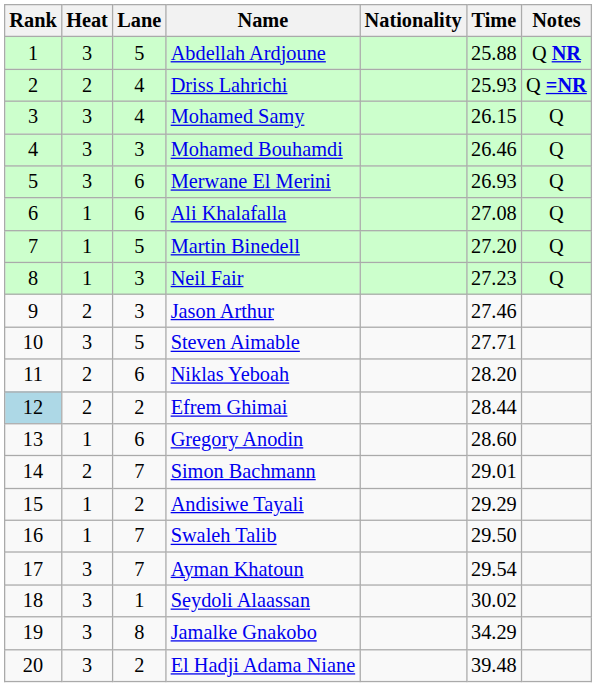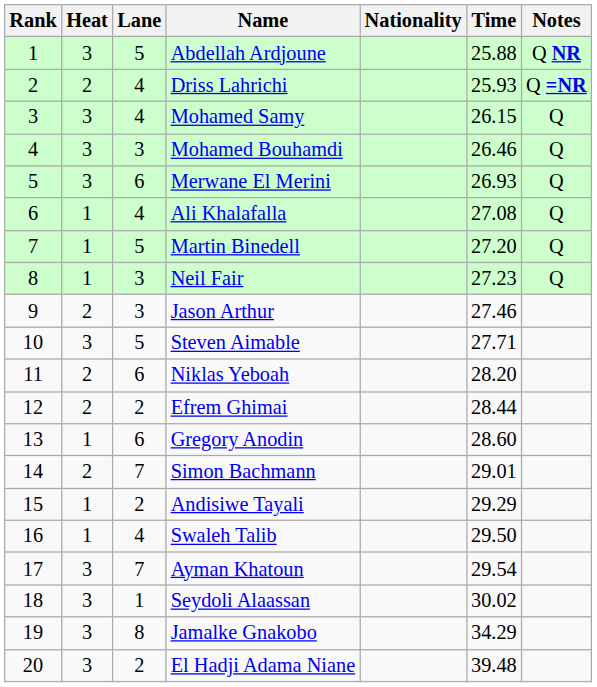(139, 213) 6 -> (139, 213) 4
(33, 407) lightblue background -> (33, 407) no background
(139, 536) 7 -> (139, 536) 4
